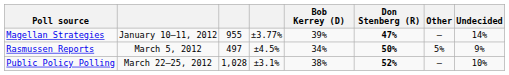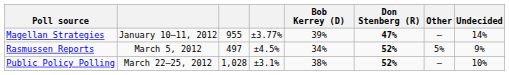(389, 49) 50% -> (389, 49) 52%
